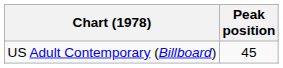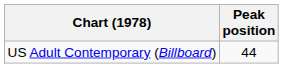(249, 52) 45 -> (249, 52) 44
